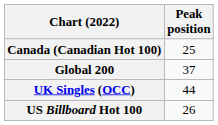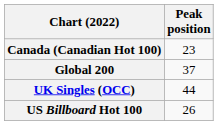(189, 49) 25 -> (189, 49) 23
